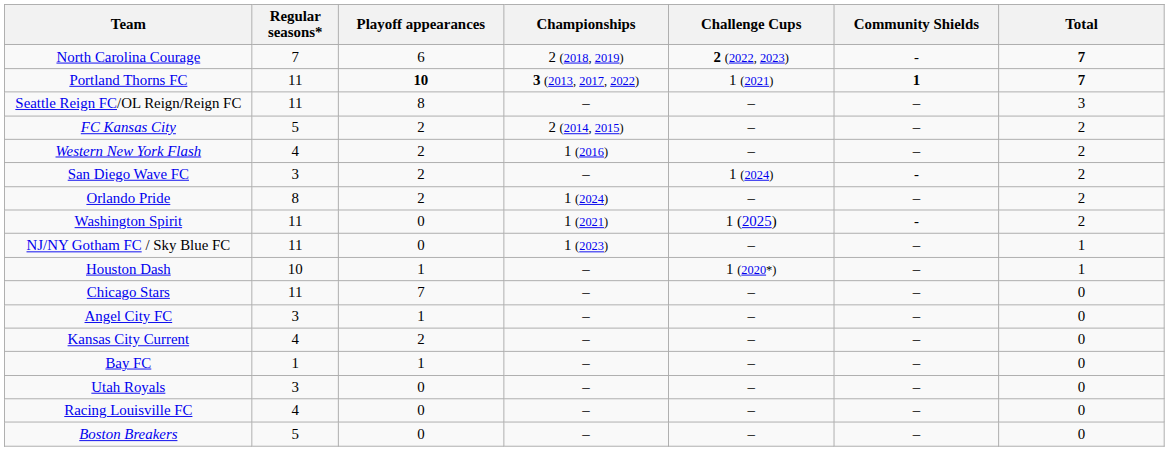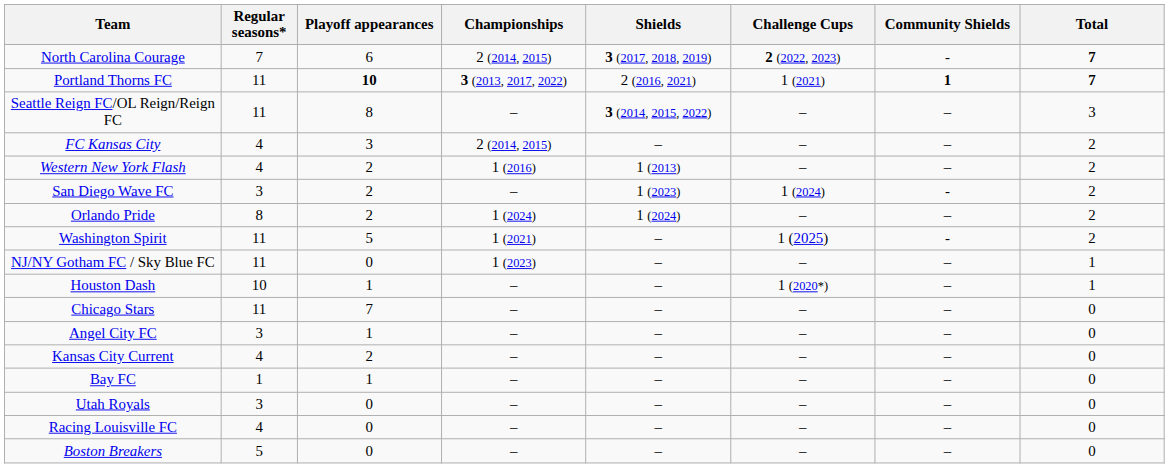+ column: (658, 24)
(586, 56) 2 (2018, 2019) -> (514, 56) 2 (2014, 2015)
(295, 127) 5 -> (259, 144) 4
(421, 127) 2 -> (369, 144) 3
(421, 221) 0 -> (369, 238) 5
